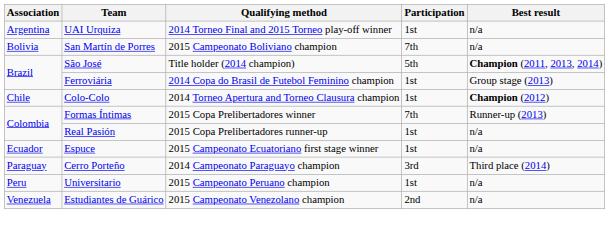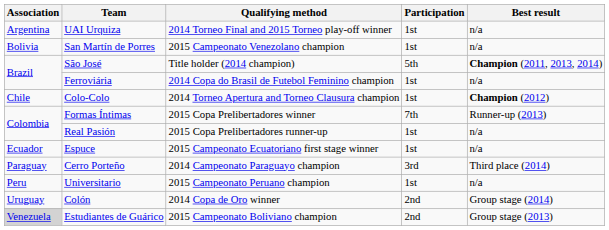(253, 47) 2015 Campeonato Boliviano champion -> (256, 47) 2015 Campeonato Venezolano champion
(411, 47) 7th -> (411, 47) 1st
(511, 81) Group stage (2013) -> (476, 81) n/a
+ row: (77, 200)
(29, 200) no background -> (29, 217) lightgrey background
(256, 200) 2015 Campeonato Venezolano champion -> (253, 217) 2015 Campeonato Boliviano champion
(476, 200) n/a -> (511, 217) Group stage (2013)
